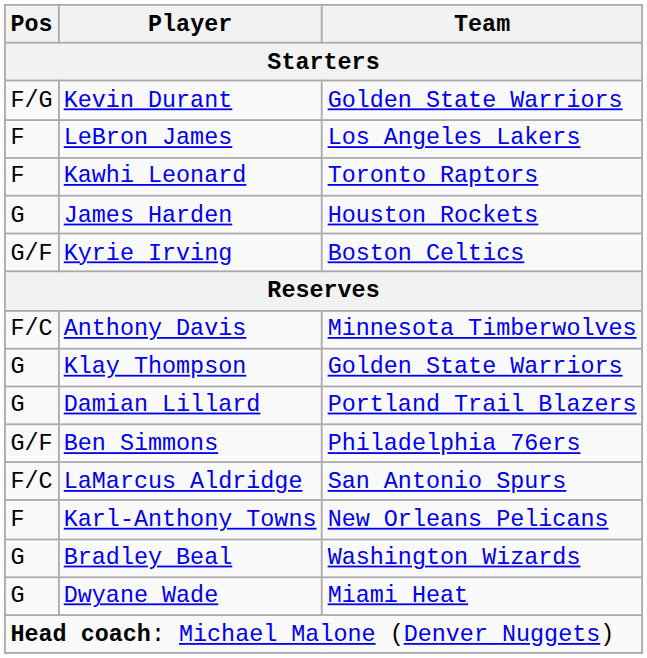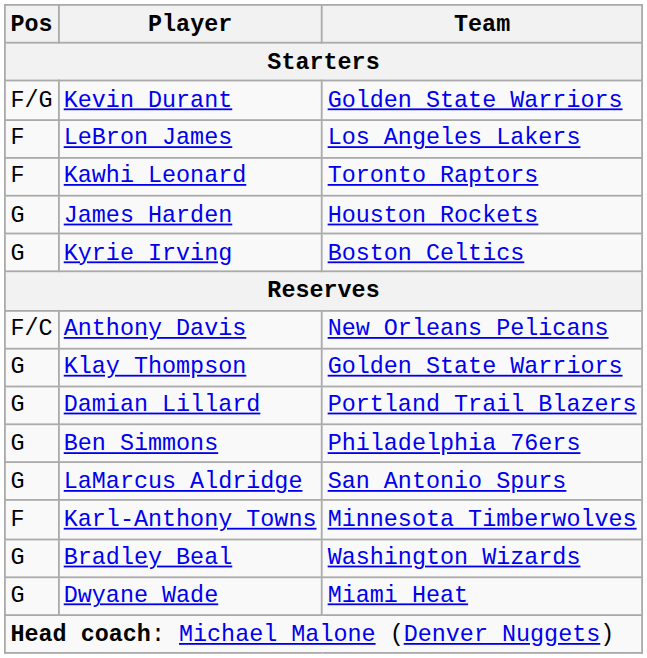(32, 253) G/F -> (18, 253) G
(482, 329) Minnesota Timberwolves -> (468, 329) New Orleans Pelicans
(32, 443) G/F -> (18, 443) G
(32, 482) F/C -> (18, 482) G
(468, 520) New Orleans Pelicans -> (482, 520) Minnesota Timberwolves
